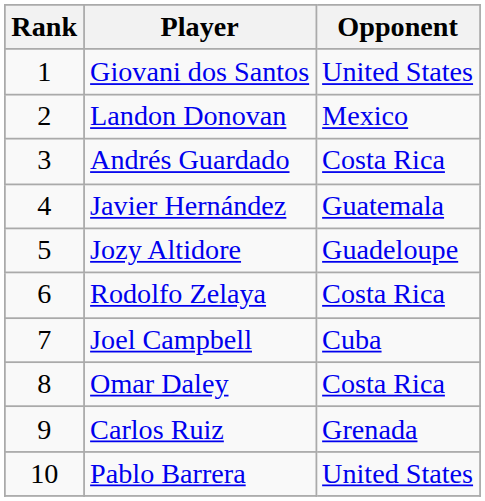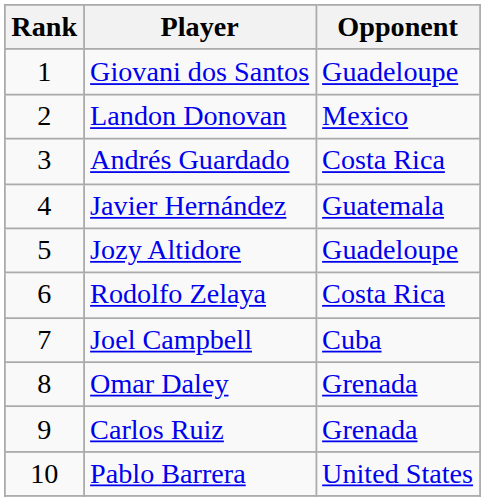(398, 71) United States -> (390, 71) Guadeloupe
(384, 384) Costa Rica -> (370, 384) Grenada
